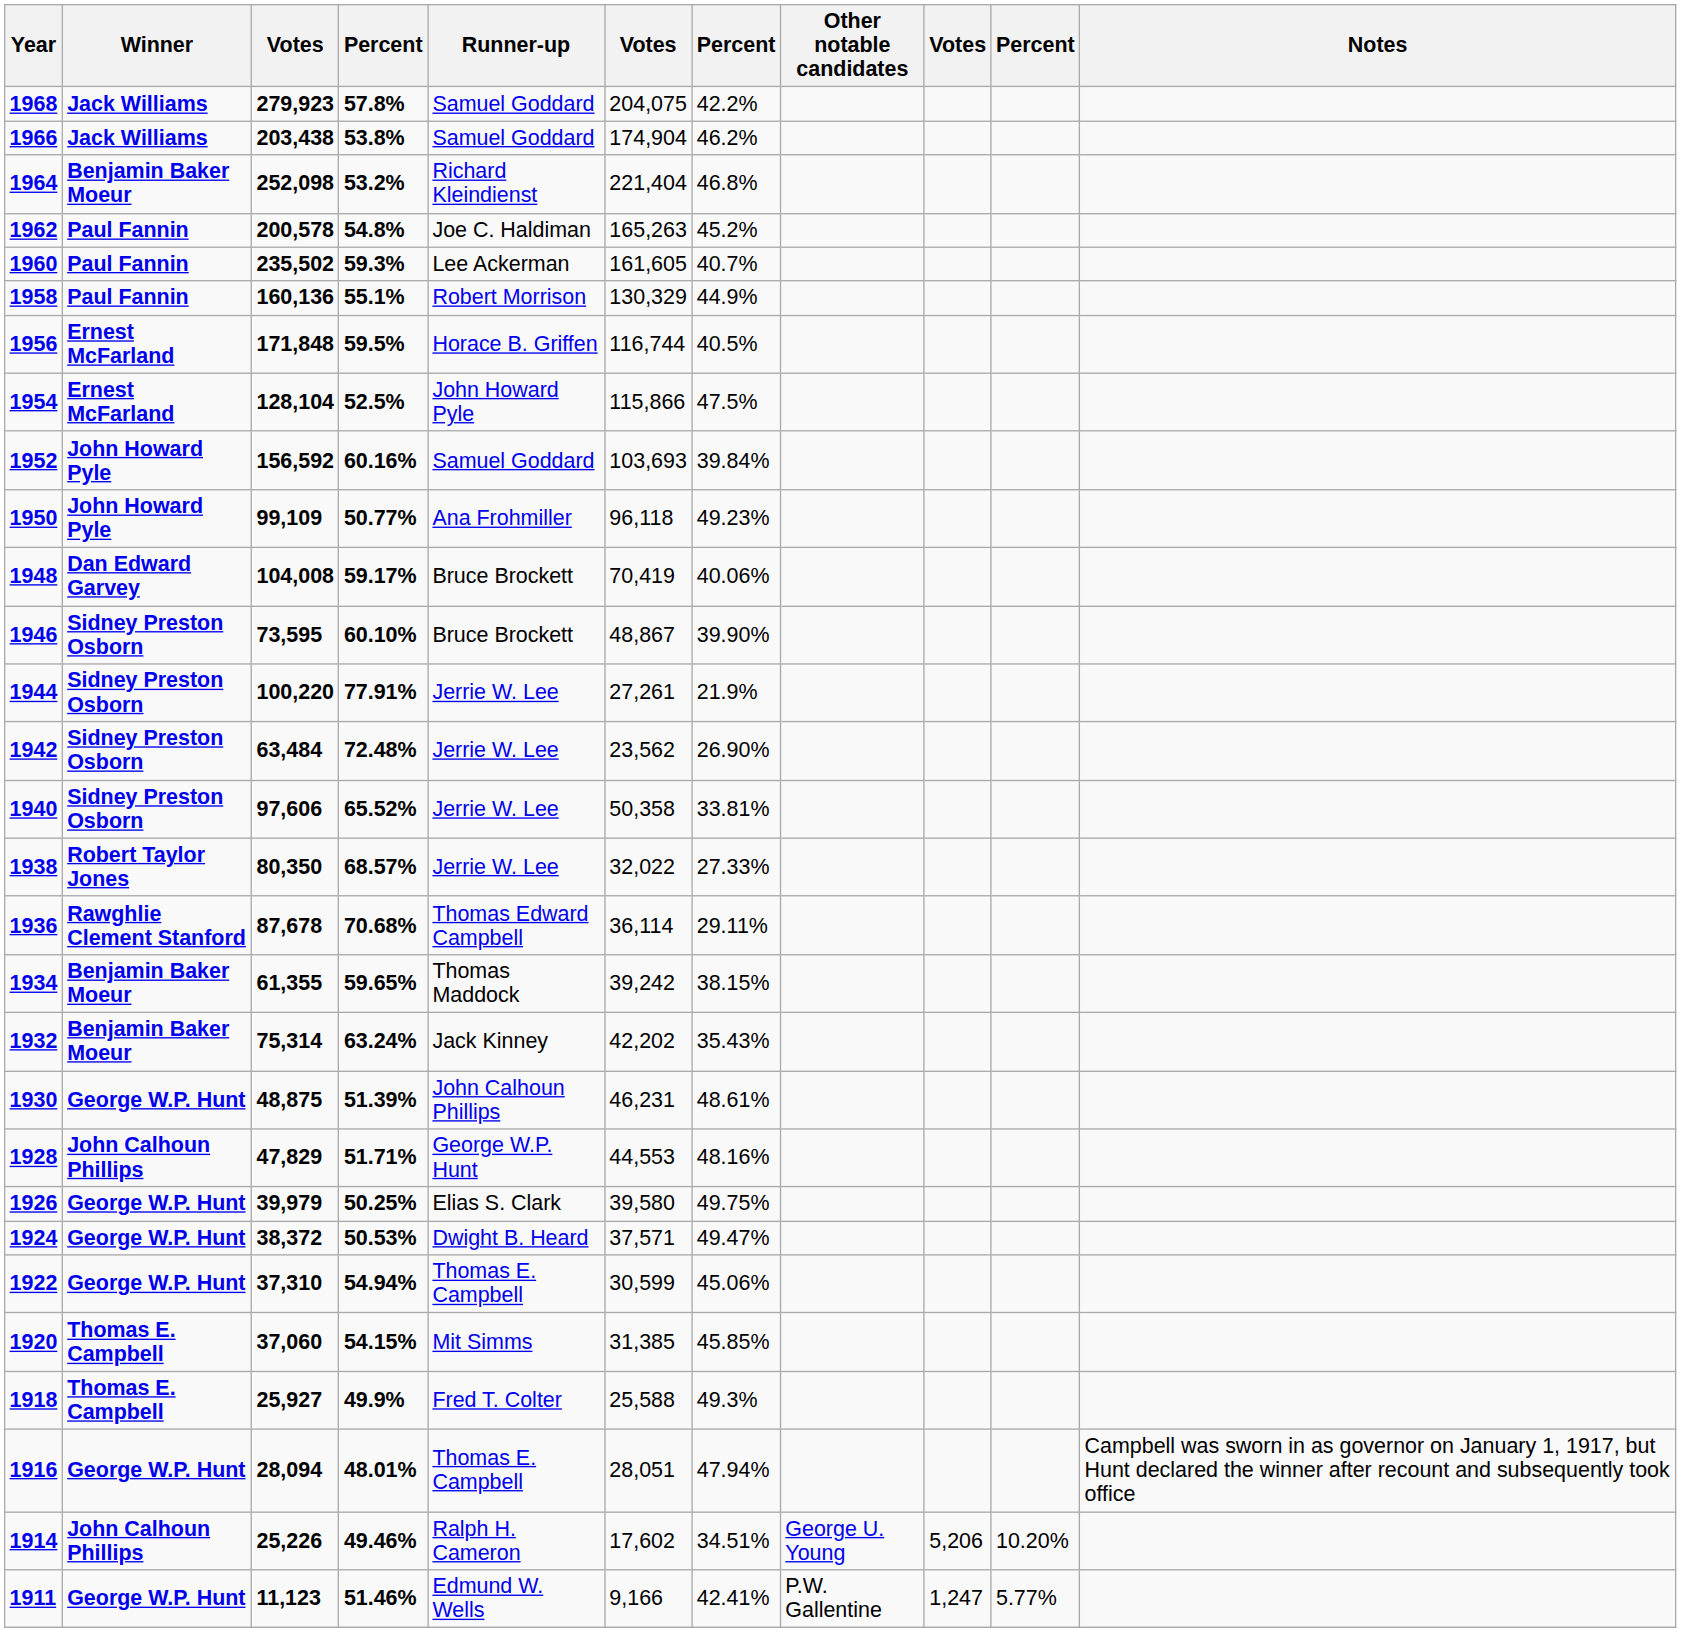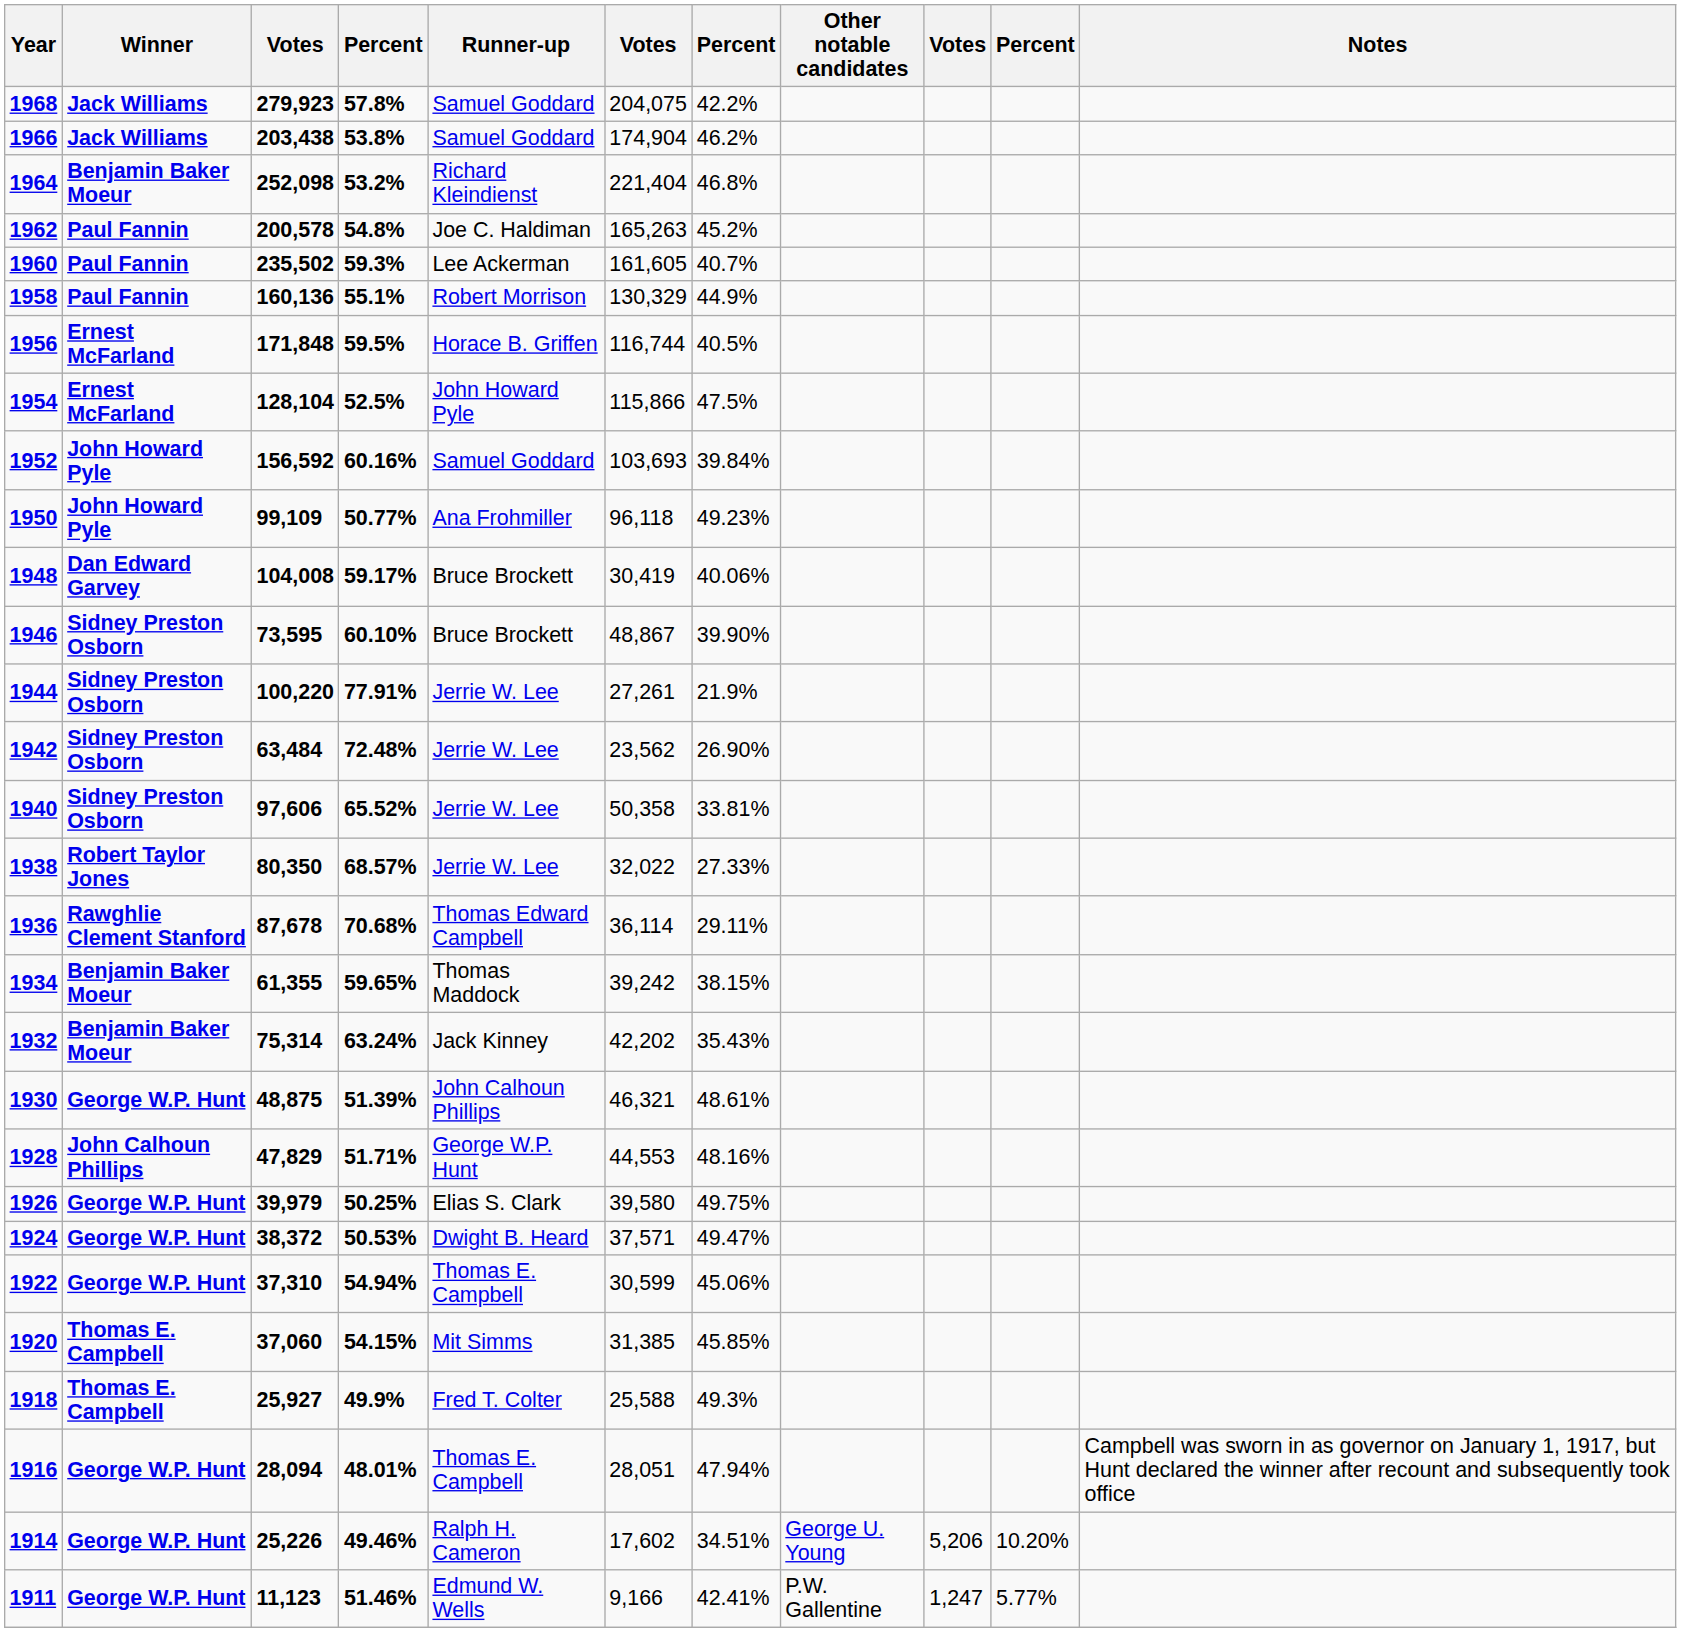(642, 576) 70,419 -> (642, 576) 30,419
(642, 1099) 46,231 -> (642, 1099) 46,321
(139, 1540) John Calhoun Phillips -> (156, 1540) George W.P. Hunt
